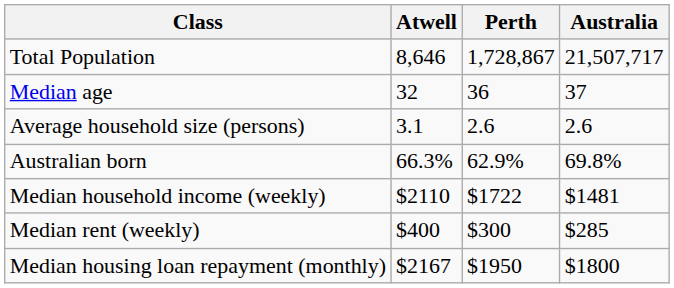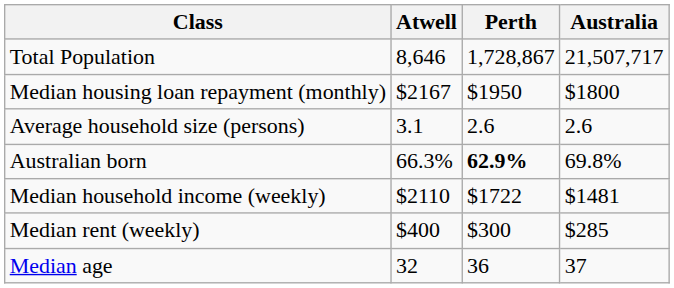rows swapped: (61, 91) <-> (198, 265)
(495, 160) normal -> (497, 160) bold
